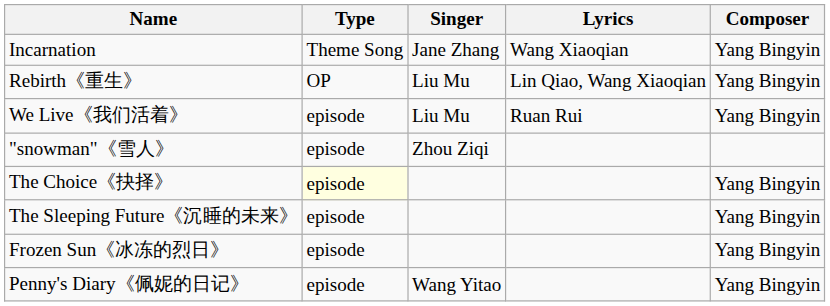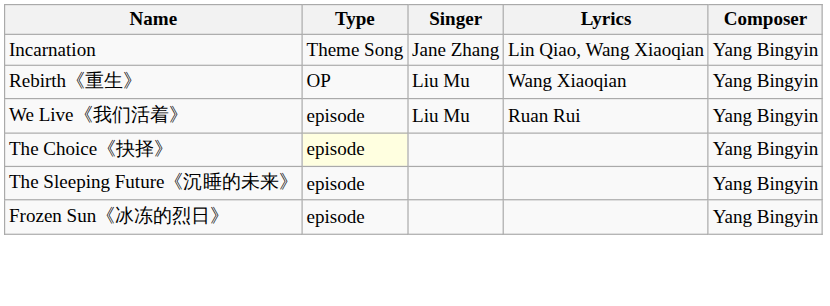(569, 49) Wang Xiaoqian -> (606, 49) Lin Qiao, Wang Xiaoqian
(608, 81) Lin Qiao, Wang Xiaoqian -> (567, 81) Wang Xiaoqian
- row: (91, 148)
- row: (129, 283)
